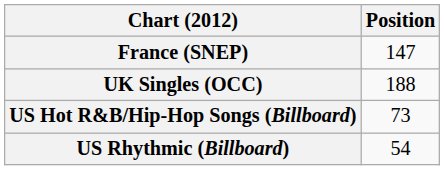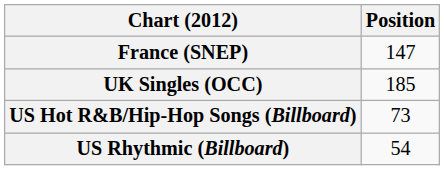(401, 84) 188 -> (401, 84) 185
